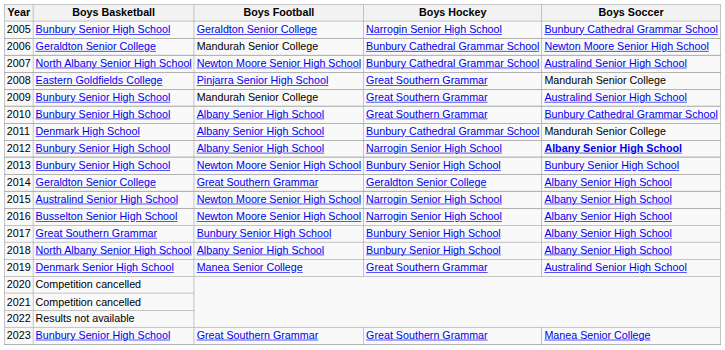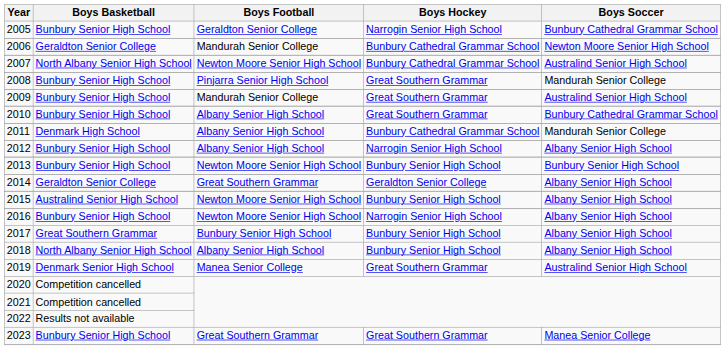(99, 81) Eastern Goldfields College -> (103, 81) Bunbury Senior High School
(613, 149) bold -> (608, 149) normal
(434, 200) Narrogin Senior High School -> (433, 200) Bunbury Senior High School
(107, 217) Busselton Senior High School -> (103, 217) Bunbury Senior High School
